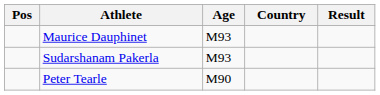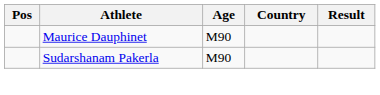(218, 36) M93 -> (218, 36) M90
(218, 57) M93 -> (218, 57) M90
- row: (75, 79)
